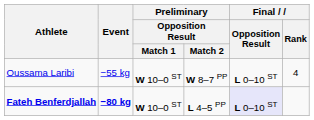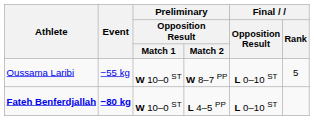(296, 73) 4 -> (296, 73) 5
(256, 107) lavender background -> (256, 107) no background
